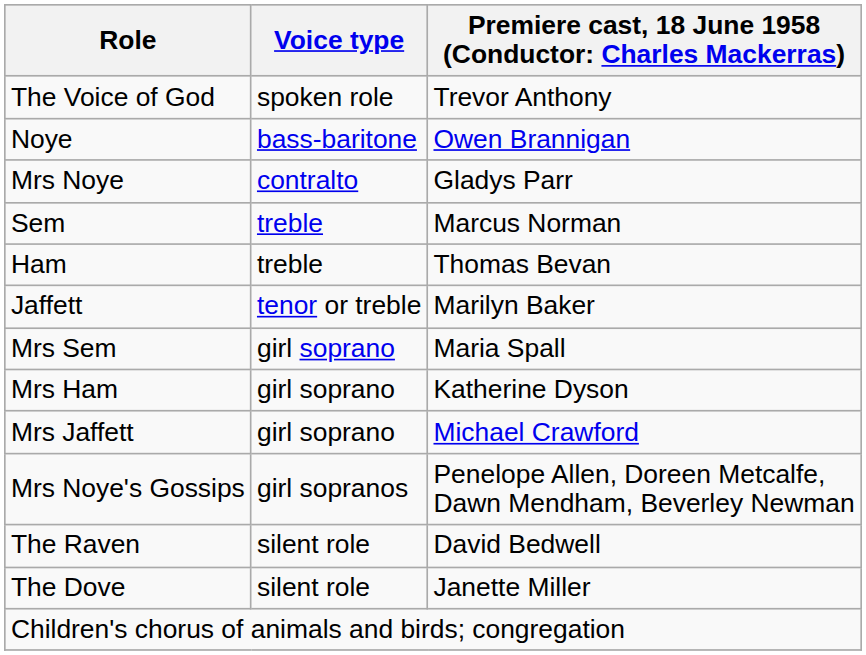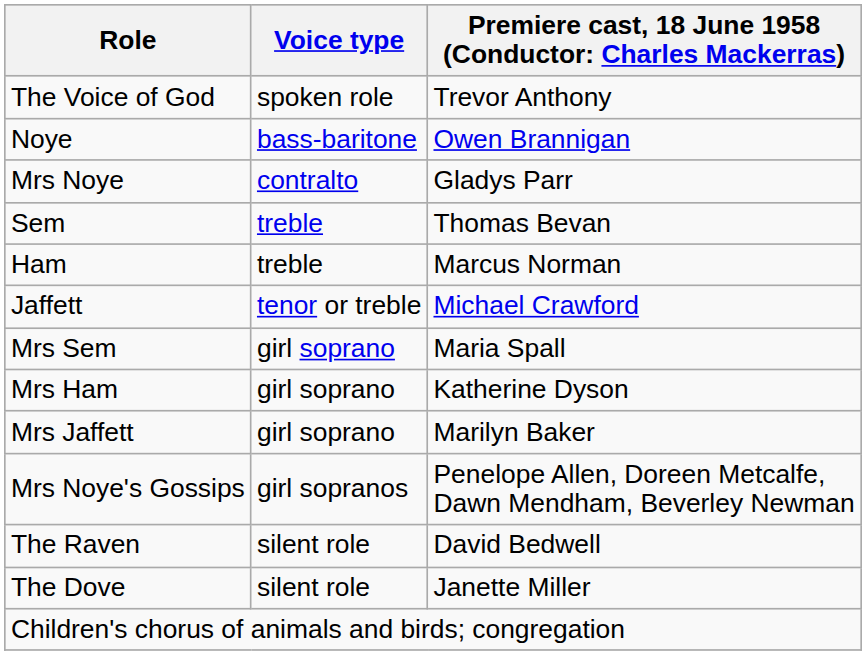(527, 222) Marcus Norman -> (522, 222) Thomas Bevan
(522, 264) Thomas Bevan -> (527, 264) Marcus Norman
(514, 306) Marilyn Baker -> (536, 306) Michael Crawford
(536, 431) Michael Crawford -> (514, 431) Marilyn Baker
